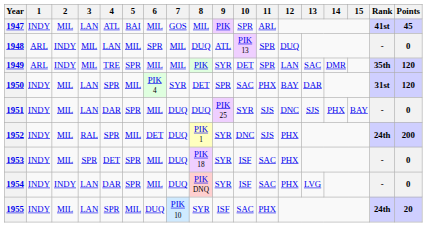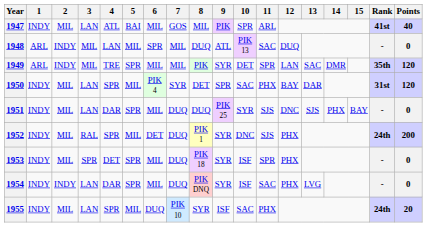(408, 26) 45 -> (408, 26) 40
(267, 46) SPR -> (267, 46) SAC
(267, 160) SAC -> (267, 160) SPR
